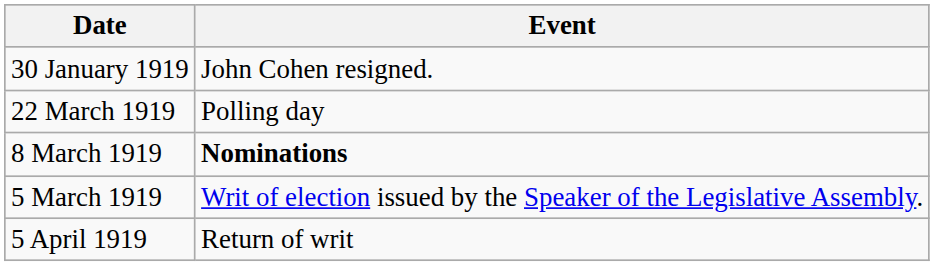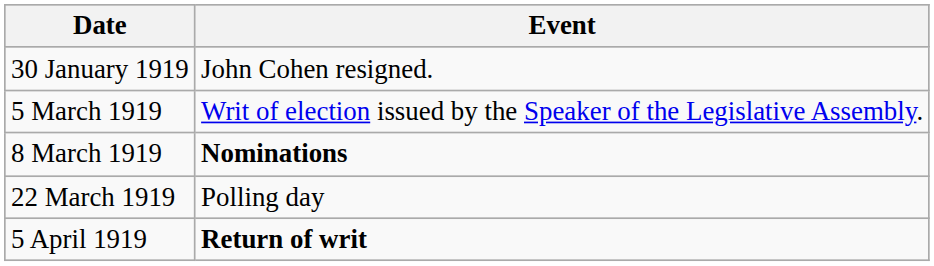rows swapped: (86, 196) <-> (93, 111)
(277, 238) normal -> (284, 238) bold
